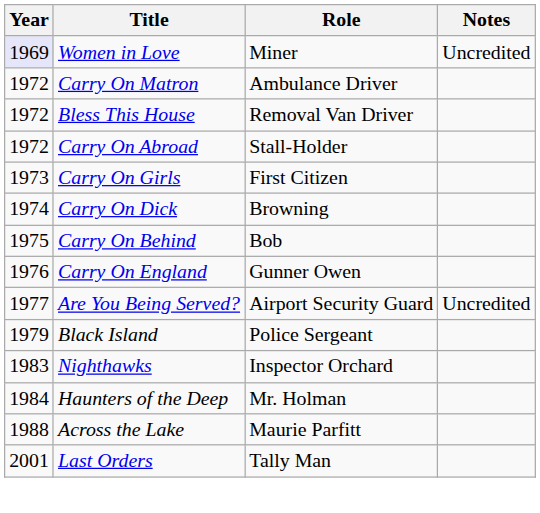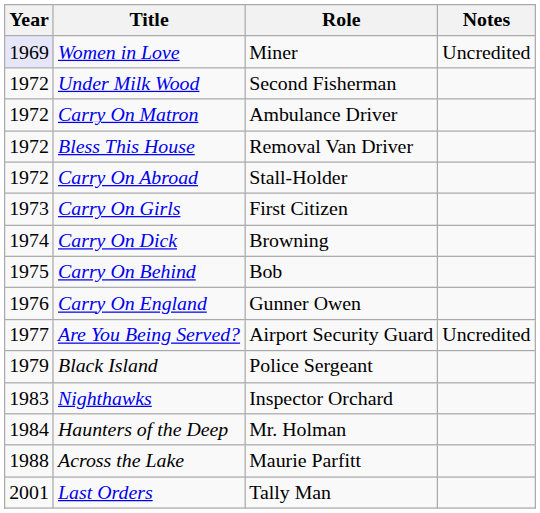+ row: (129, 83)
